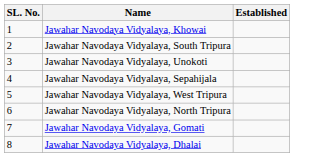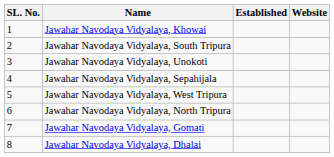+ column: (309, 12)
